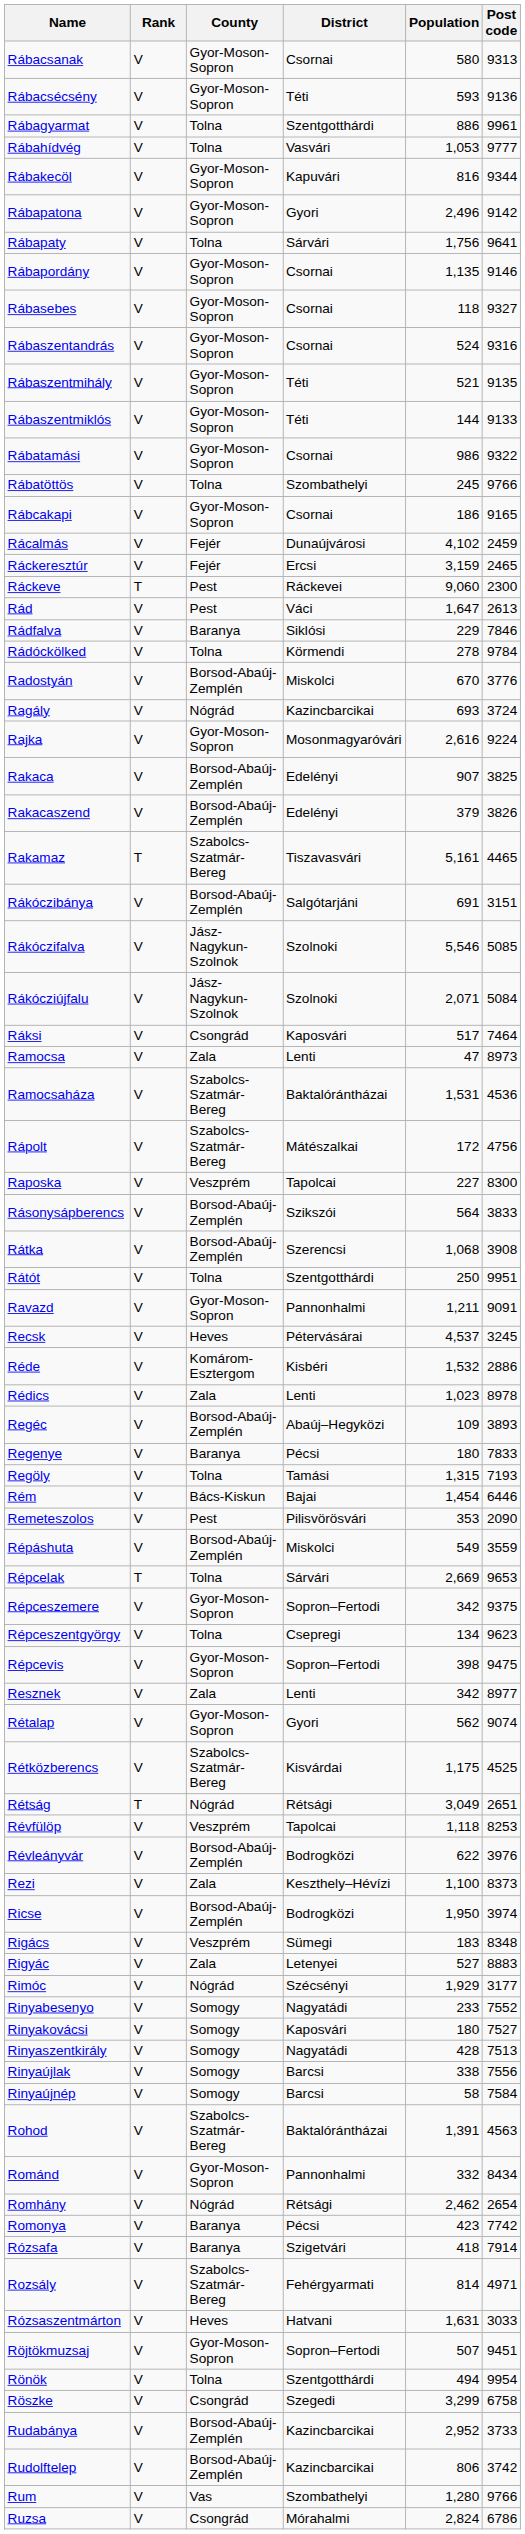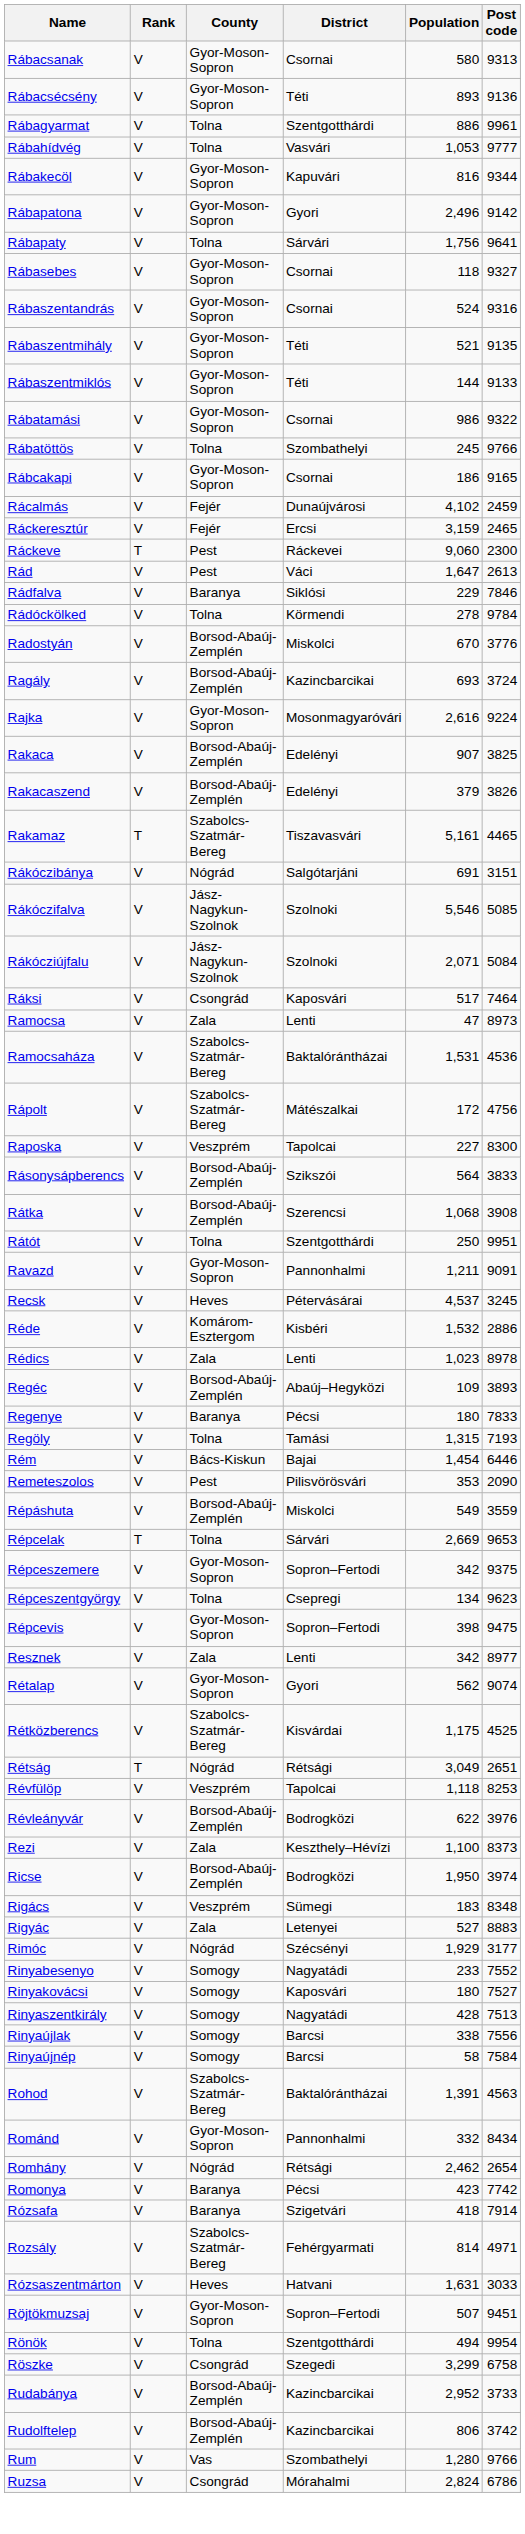(468, 96) 593 -> (468, 96) 893
- row: (48, 271)
(212, 710) Nógrád -> (233, 681) Borsod-Abaúj-Zemplén
(233, 902) Borsod-Abaúj-Zemplén -> (212, 873) Nógrád
